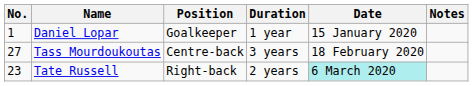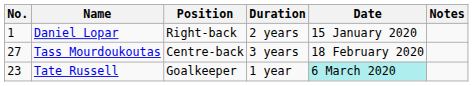(202, 33) Goalkeeper -> (202, 33) Right-back
(270, 33) 1 year -> (274, 33) 2 years
(202, 71) Right-back -> (202, 71) Goalkeeper
(274, 71) 2 years -> (270, 71) 1 year
